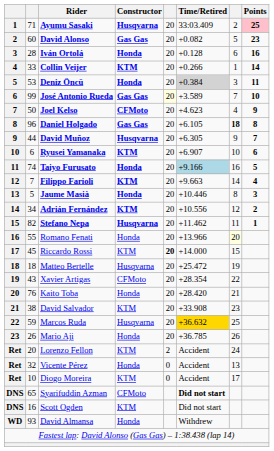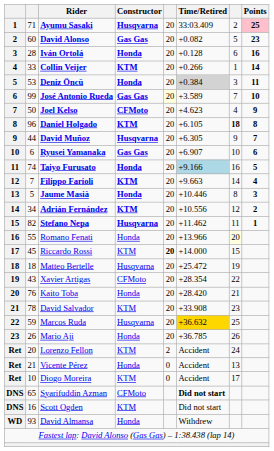(132, 124) Gas Gas -> (127, 124) KTM
(127, 152) KTM -> (132, 152) Gas Gas
(32, 308) 38 -> (32, 308) 78
(32, 364) 32 -> (32, 364) 21
